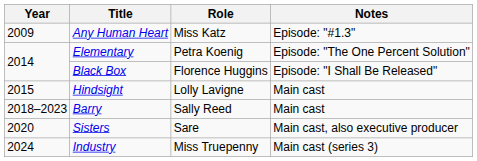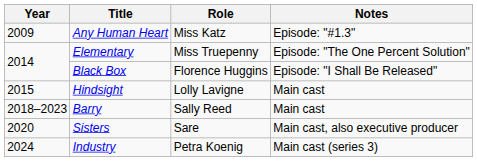(208, 52) Petra Koenig -> (216, 52) Miss Truepenny
(216, 147) Miss Truepenny -> (208, 147) Petra Koenig
